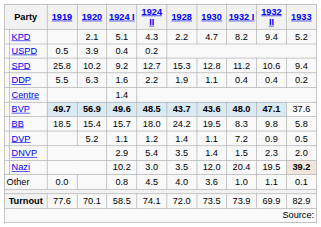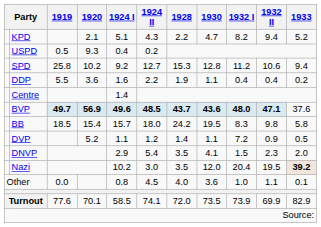(92, 51) 3.9 -> (92, 51) 9.3
(92, 80) 6.3 -> (92, 80) 3.6
(212, 153) 1.4 -> (212, 153) 4.1
